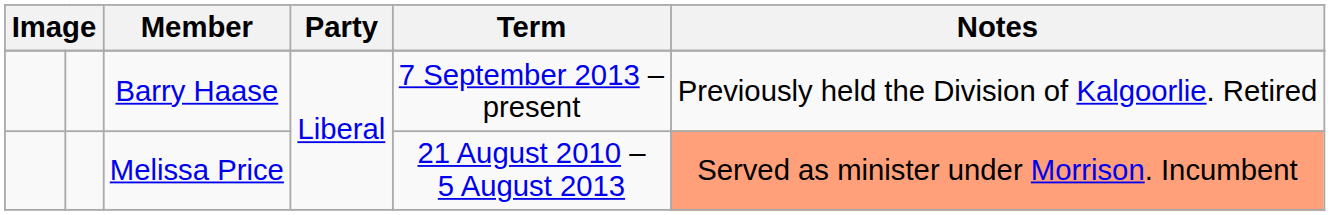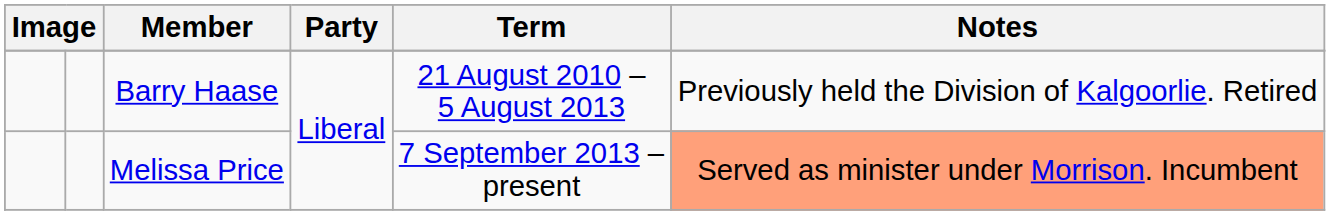(531, 90) 7 September 2013 – present -> (531, 90) 21 August 2010 – 5 August 2013
(531, 170) 21 August 2010 – 5 August 2013 -> (531, 170) 7 September 2013 – present
